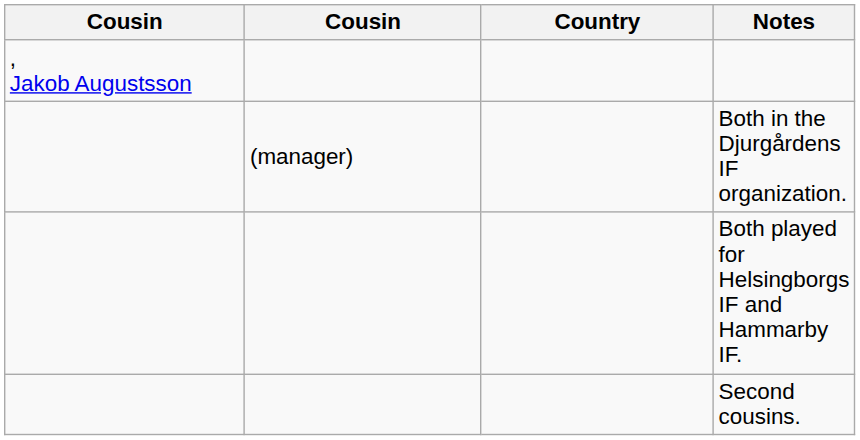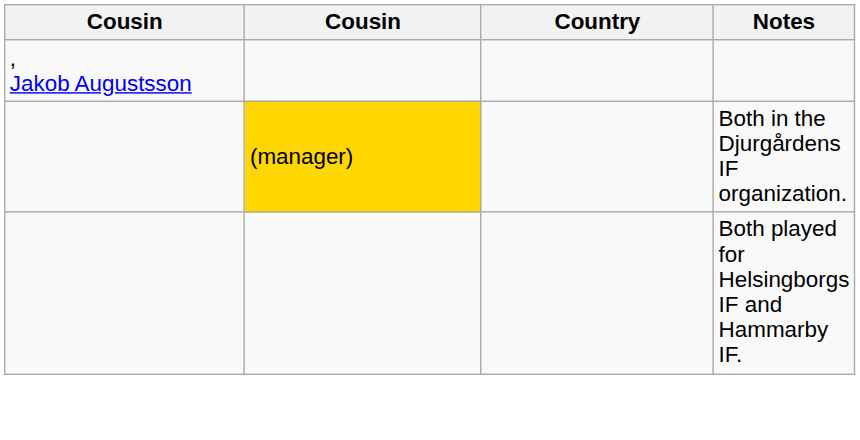(302, 156) no background -> (302, 156) gold background
- row: (760, 403)
